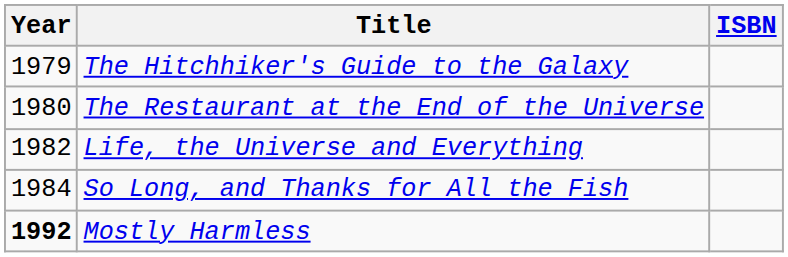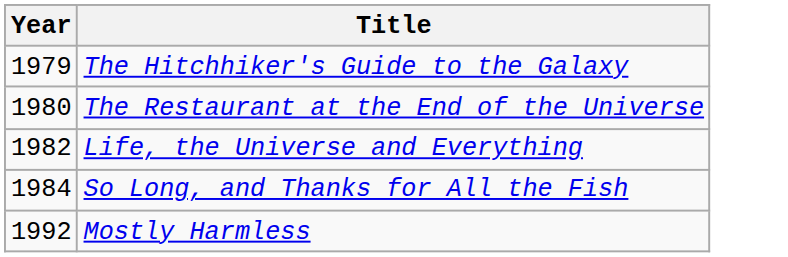- column: (746, 26)
(41, 231) bold -> (41, 231) normal
